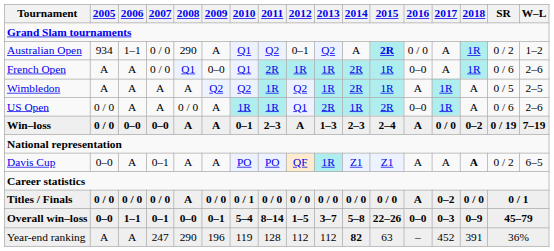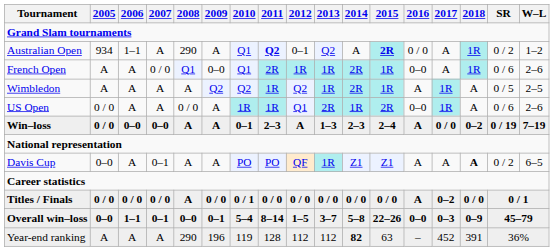(160, 51) 0 / 0 -> (160, 51) A
(272, 51) normal -> (272, 51) bold
(160, 237) 247 -> (160, 237) A
